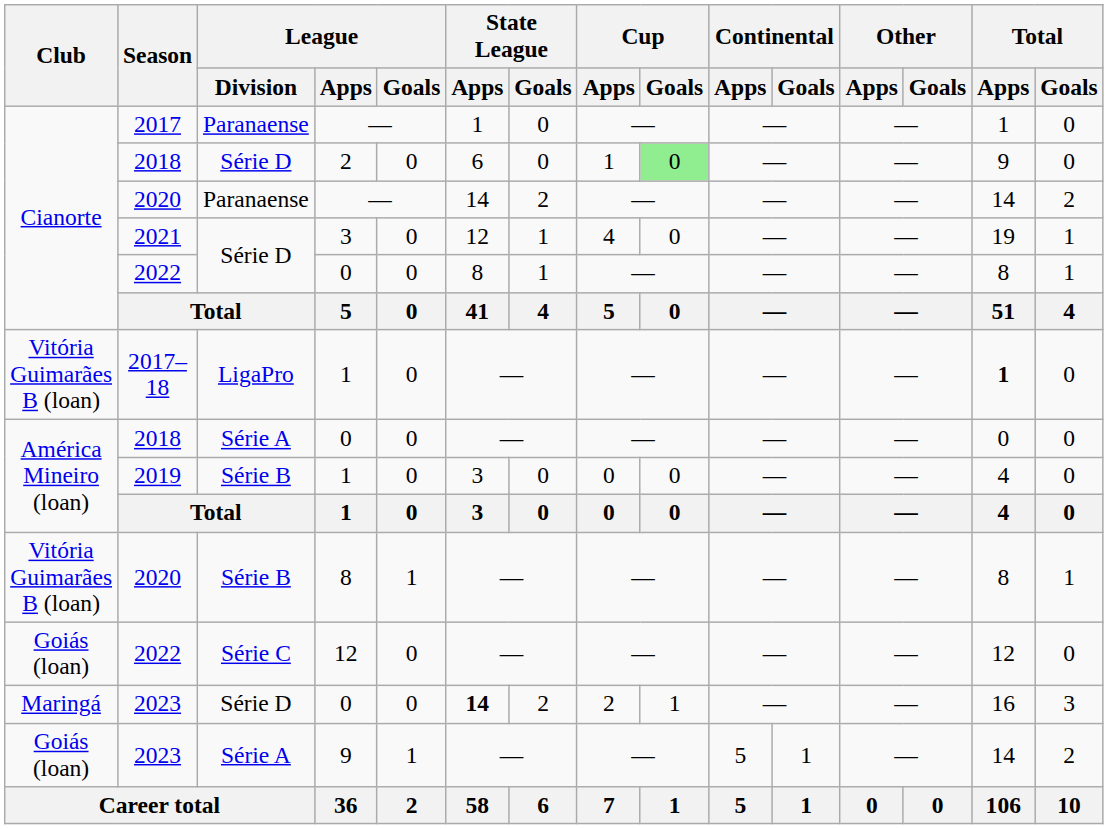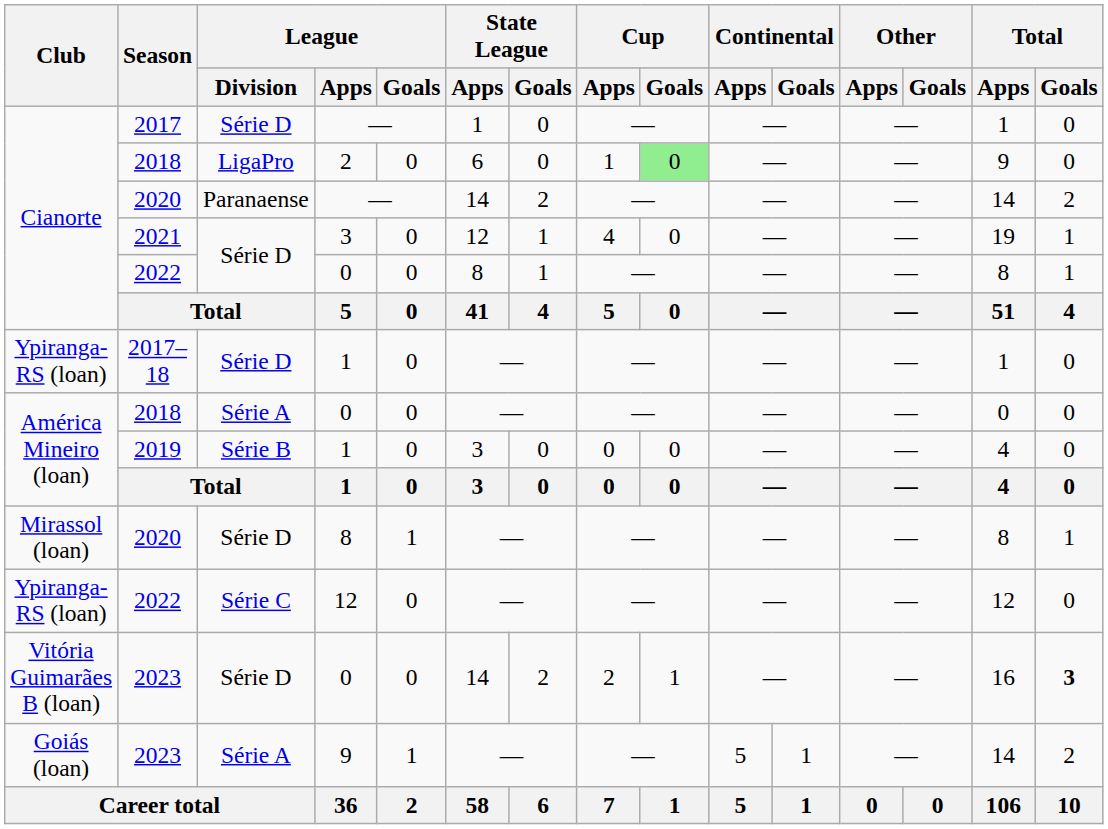(256, 124) Paranaense -> (256, 124) Série D
(256, 161) Série D -> (256, 161) LigaPro
(61, 374) Vitória Guimarães B (loan) -> (61, 361) Ypiranga-RS (loan)
(256, 374) LigaPro -> (256, 361) Série D
(1003, 374) bold -> (1003, 361) normal
(61, 576) Vitória Guimarães B (loan) -> (61, 536) Mirassol (loan)
(256, 576) Série B -> (256, 536) Série D
(61, 653) Goiás (loan) -> (61, 600) Ypiranga-RS (loan)
(61, 704) Maringá -> (61, 677) Vitória Guimarães B (loan)
(477, 704) bold -> (477, 677) normal
(1069, 704) normal -> (1069, 677) bold
